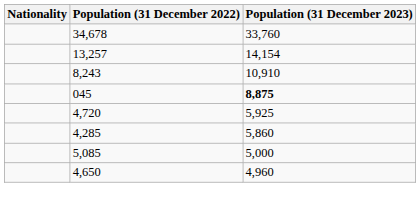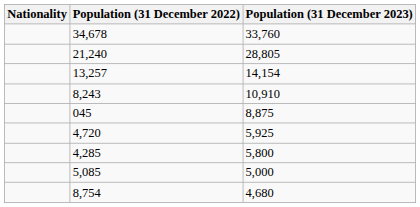+ row: (90, 53)
(260, 93) bold -> (260, 113) normal
(260, 133) 5,860 -> (260, 152) 5,800
- row: (87, 172)
+ row: (87, 192)
